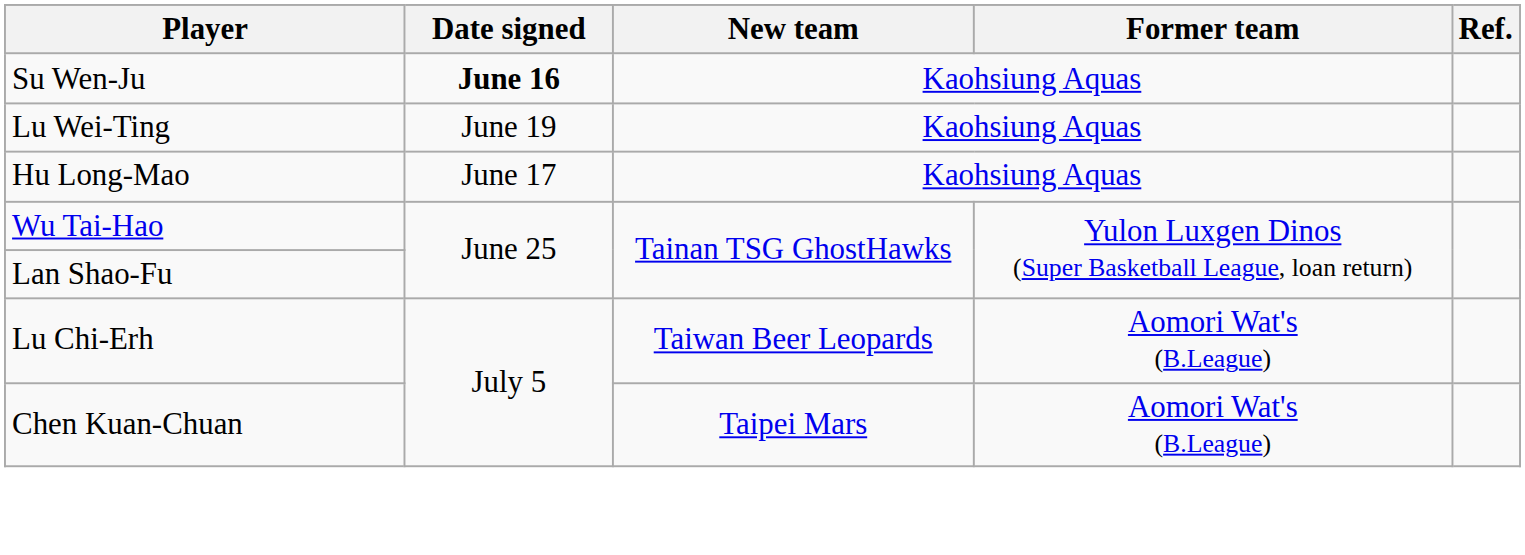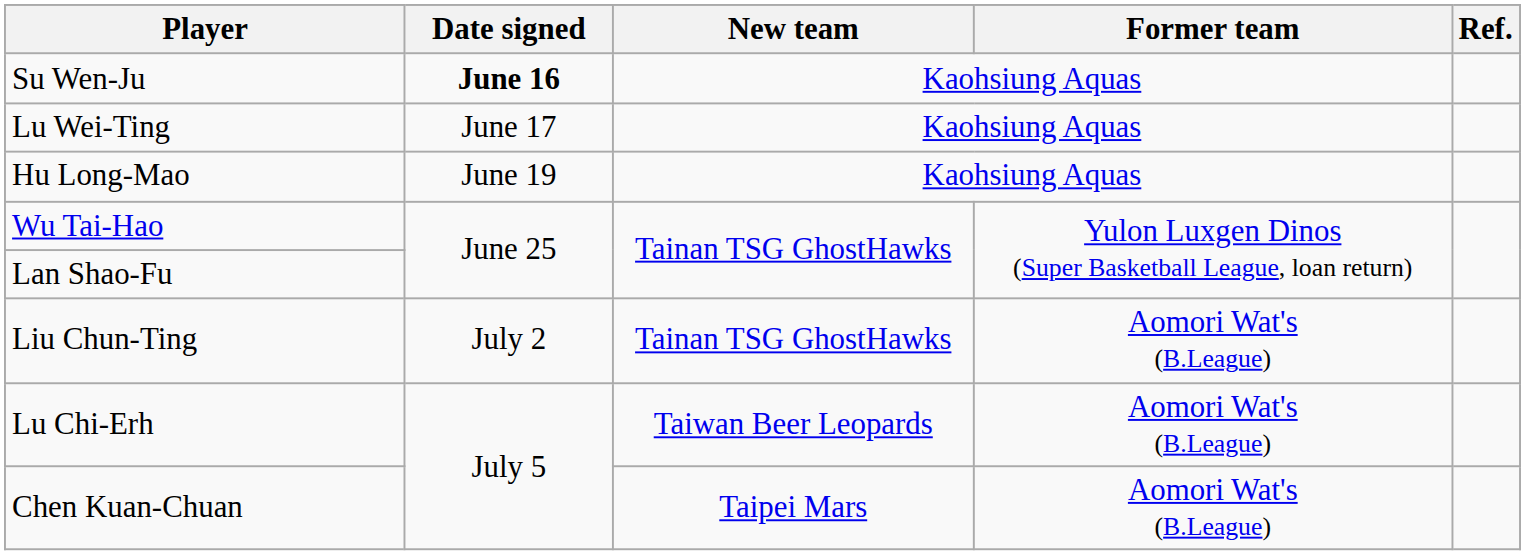(509, 126) June 19 -> (509, 126) June 17
(509, 175) June 17 -> (509, 175) June 19
+ row: (105, 340)
